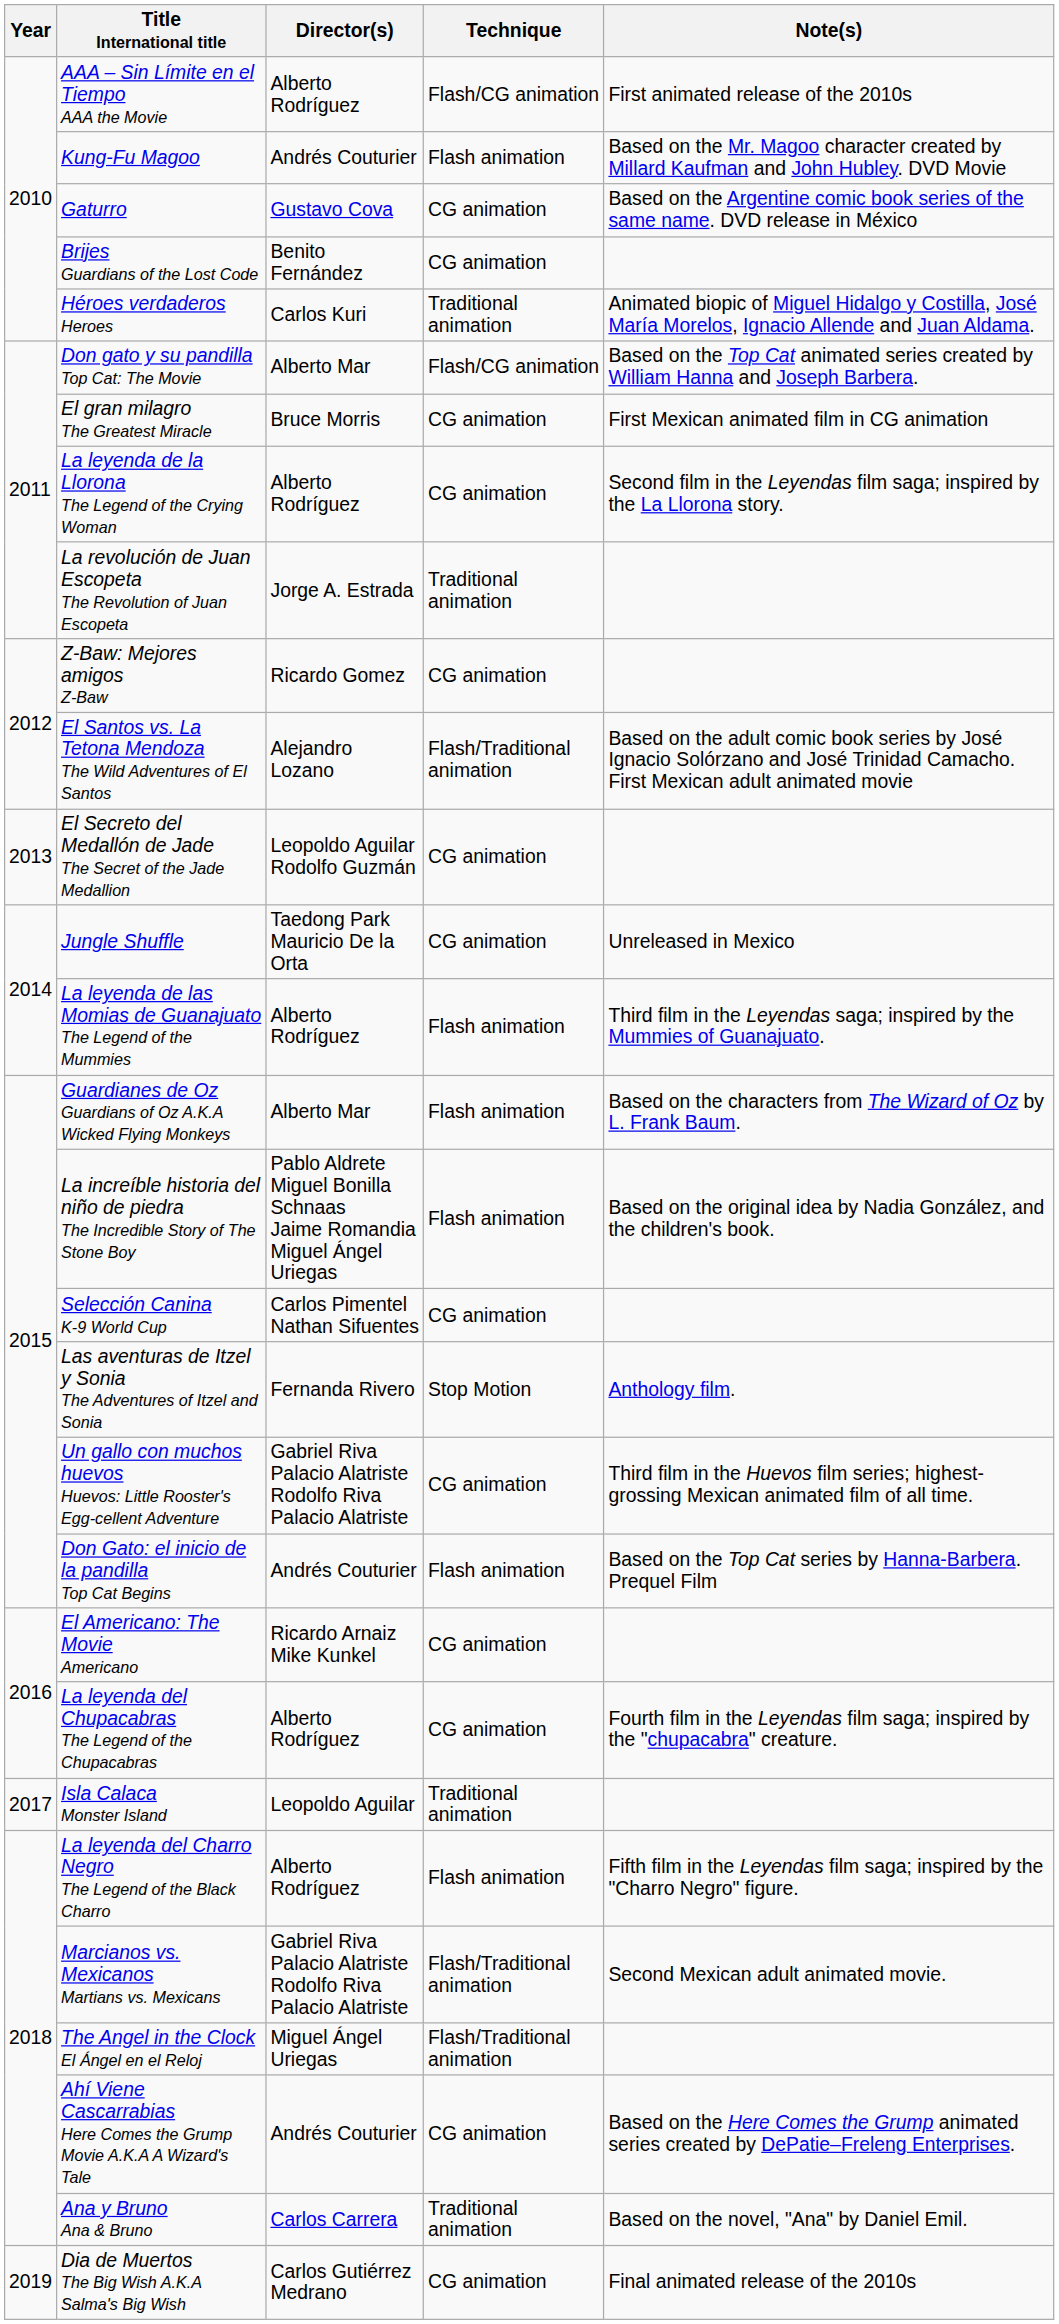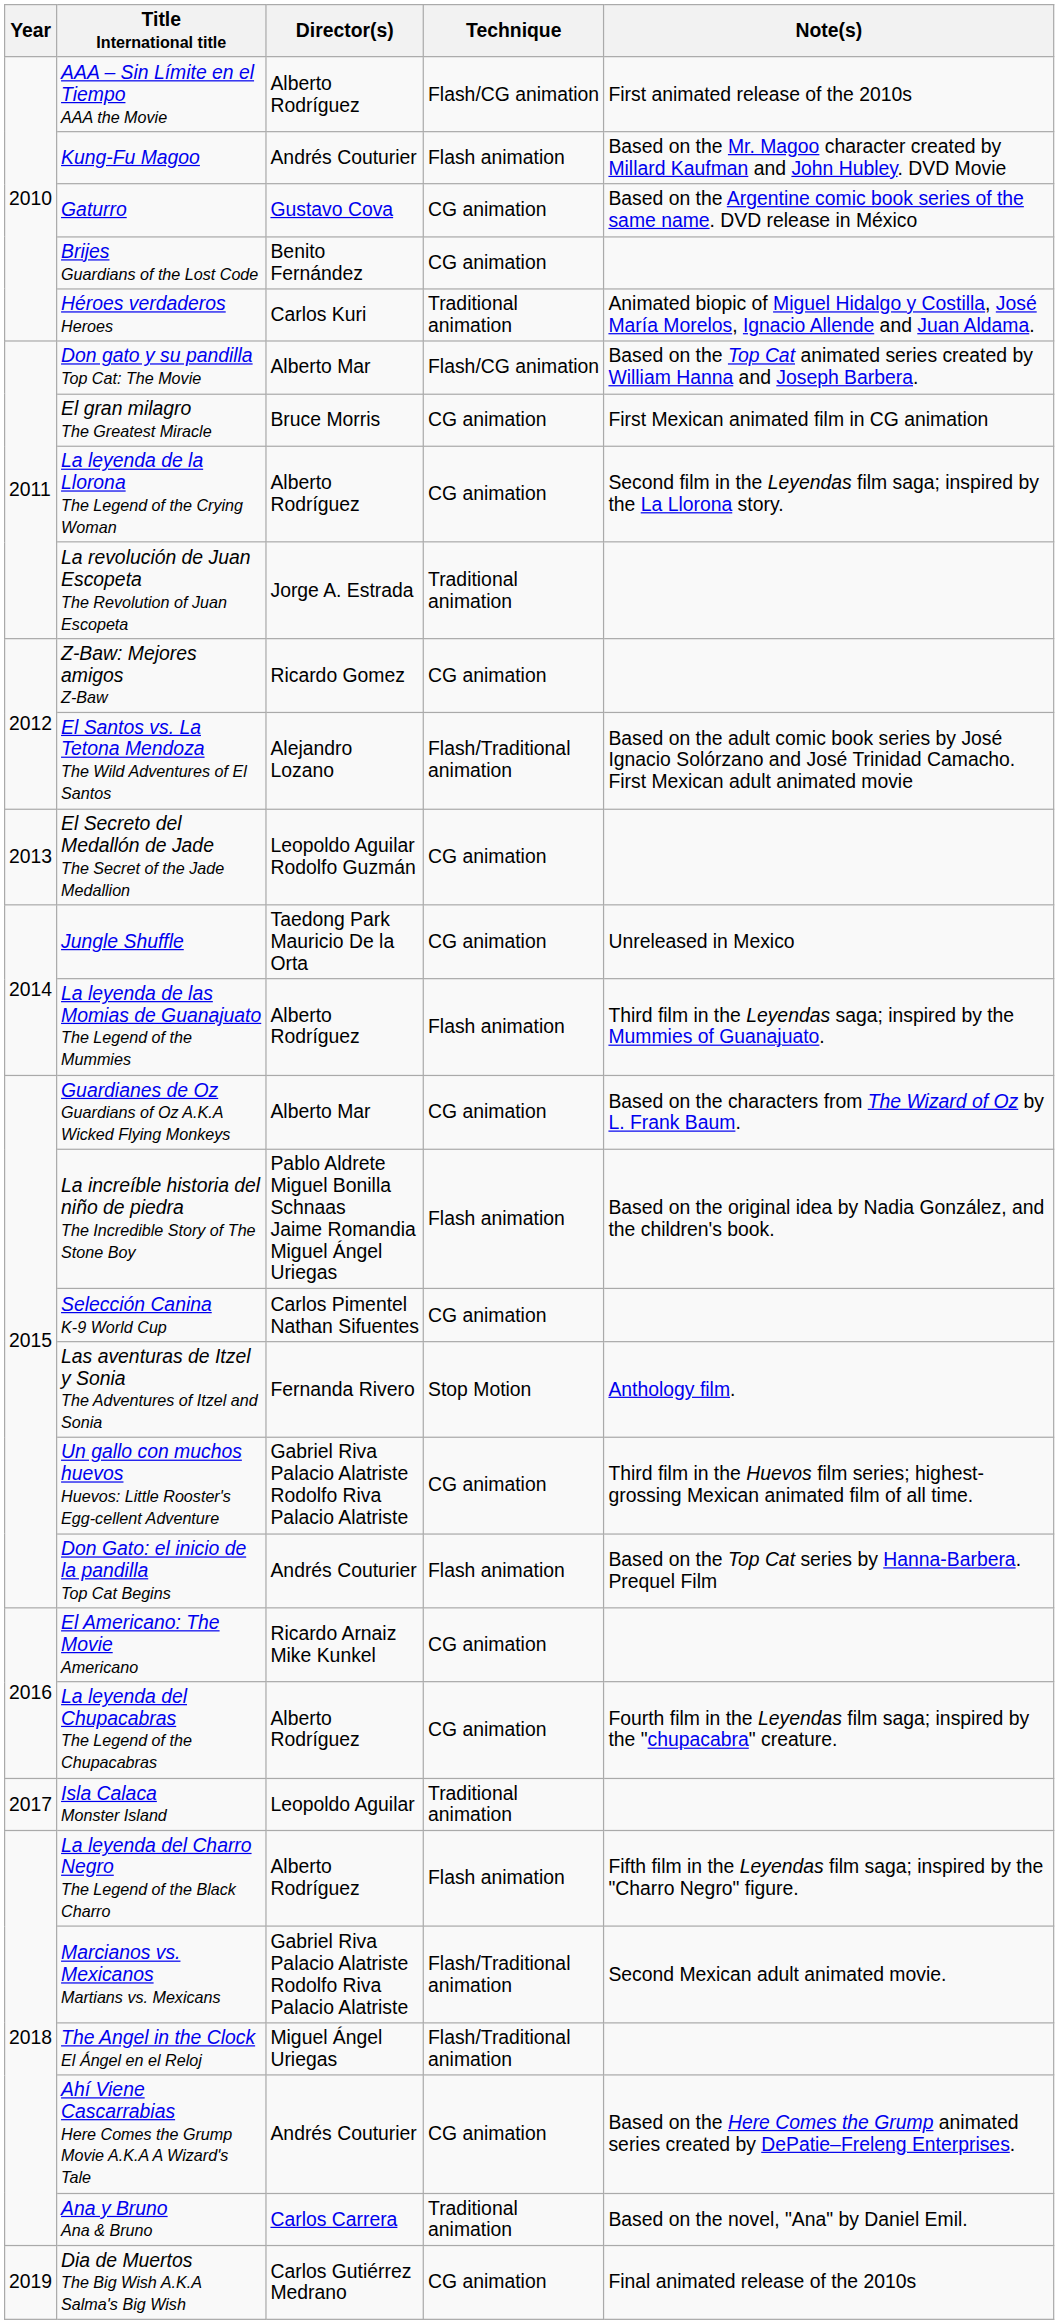(496, 1112) Flash animation -> (487, 1112) CG animation
